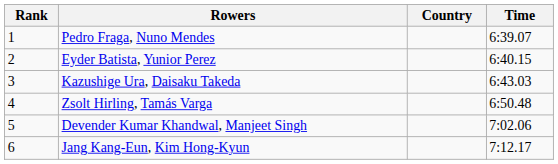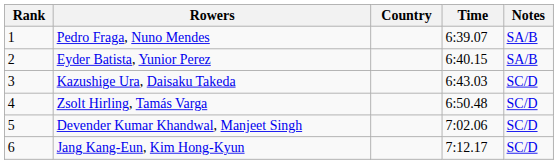+ column: (528, 15)
